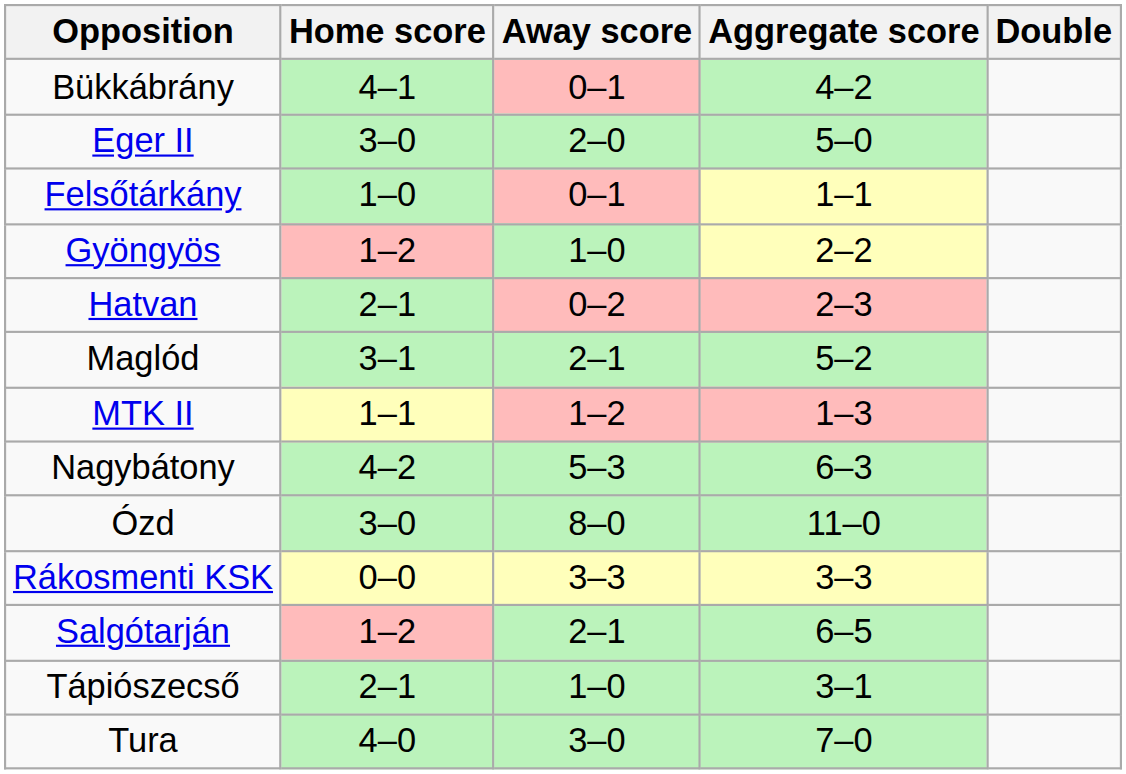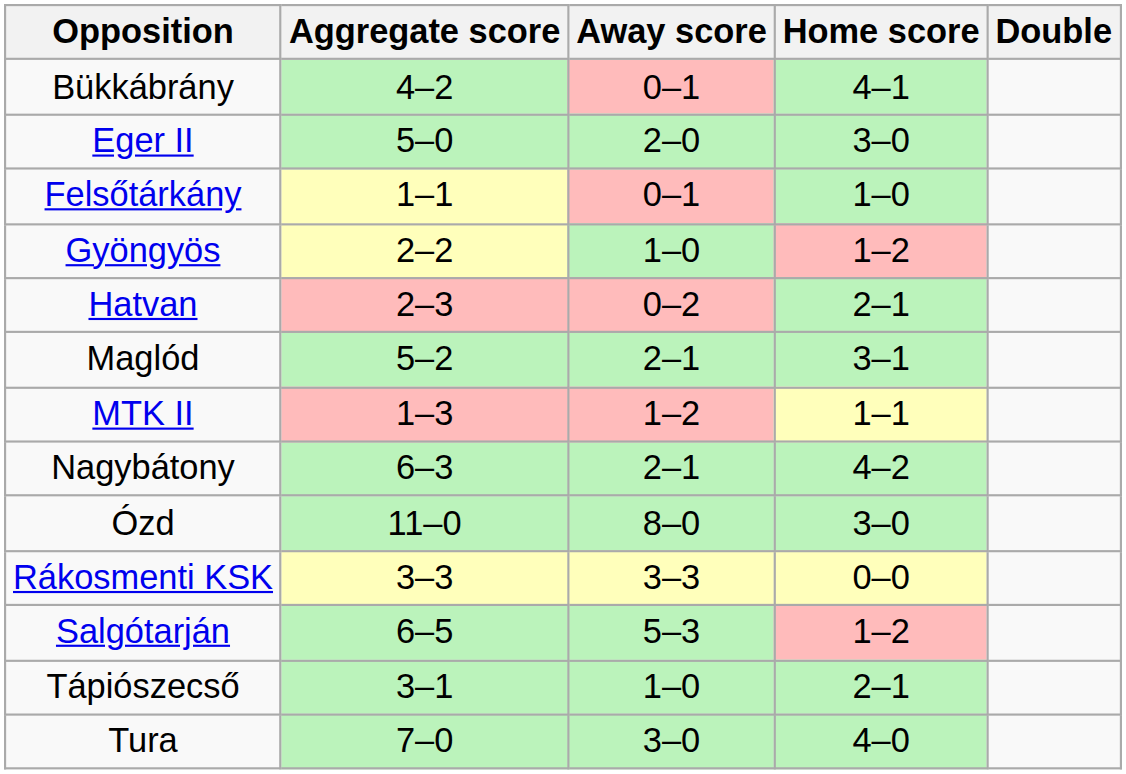columns swapped: (387, 31) <-> (844, 31)
(597, 468) 5–3 -> (671, 468) 2–1
(597, 631) 2–1 -> (671, 631) 5–3
